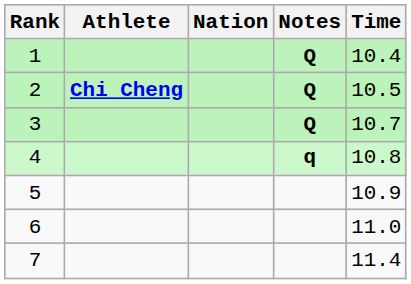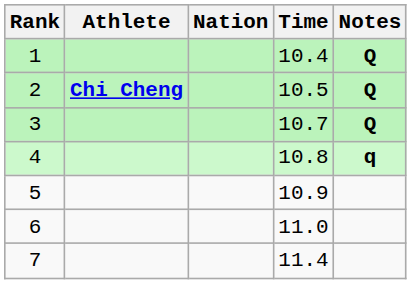columns swapped: (376, 22) <-> (310, 22)
